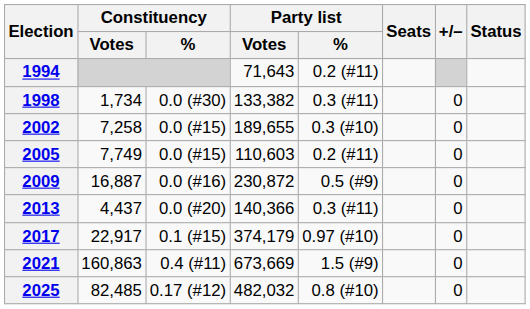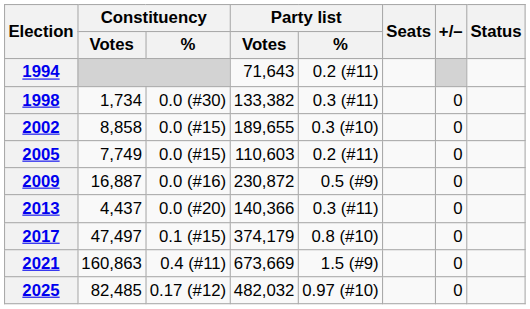(121, 126) 7,258 -> (121, 126) 8,858
(116, 235) 22,917 -> (116, 235) 47,497
(340, 235) 0.97 (#10) -> (345, 235) 0.8 (#10)
(345, 289) 0.8 (#10) -> (340, 289) 0.97 (#10)
